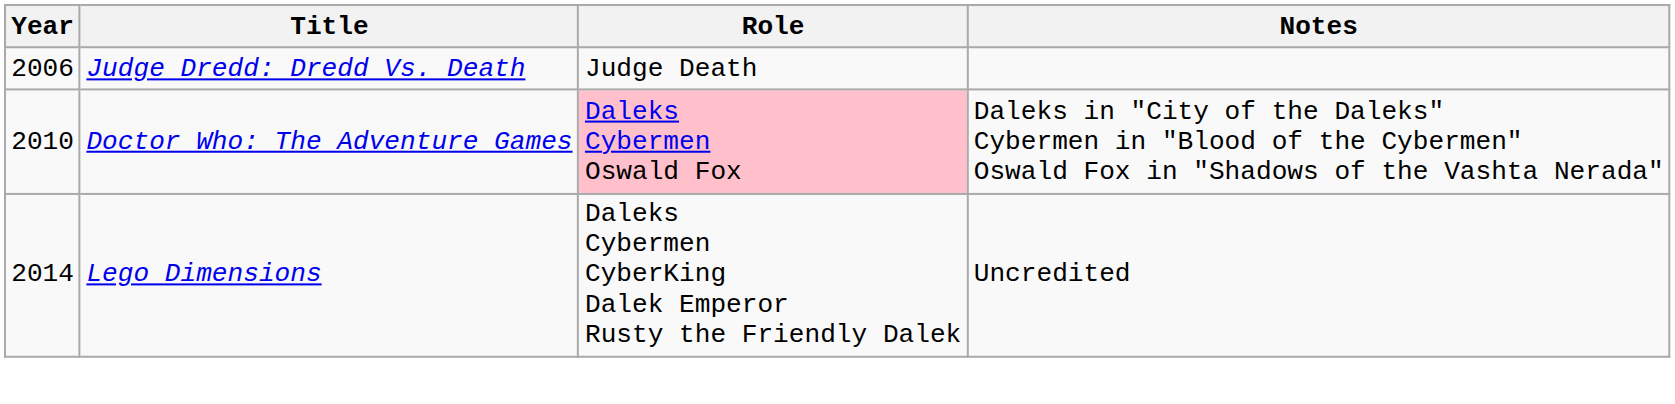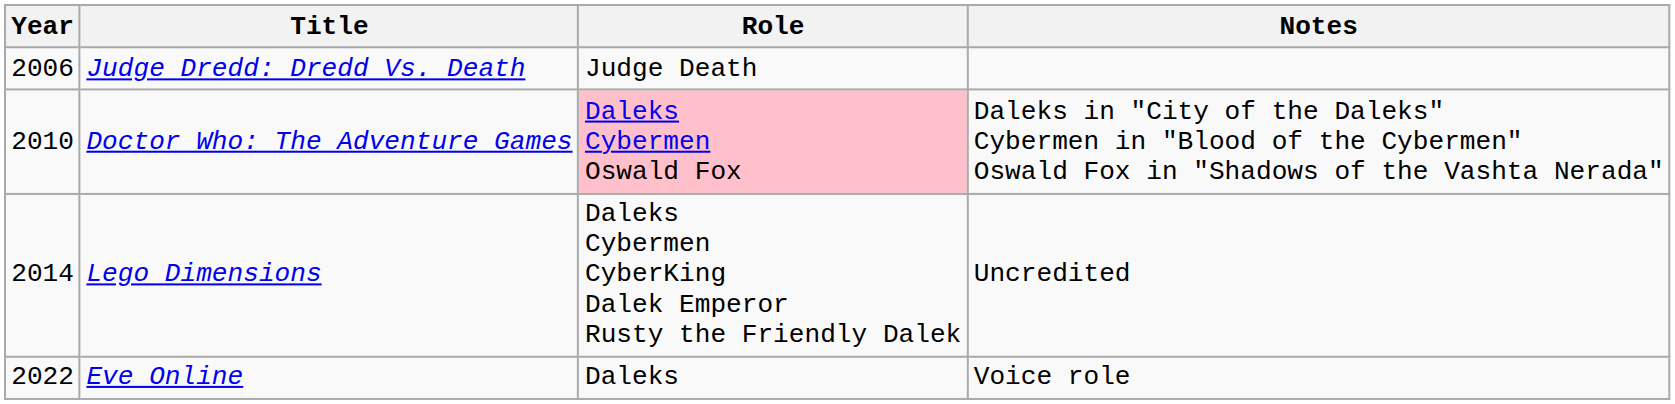+ row: (165, 378)
